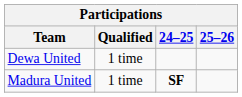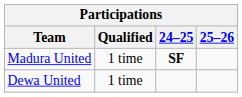rows swapped: (49, 80) <-> (44, 59)
